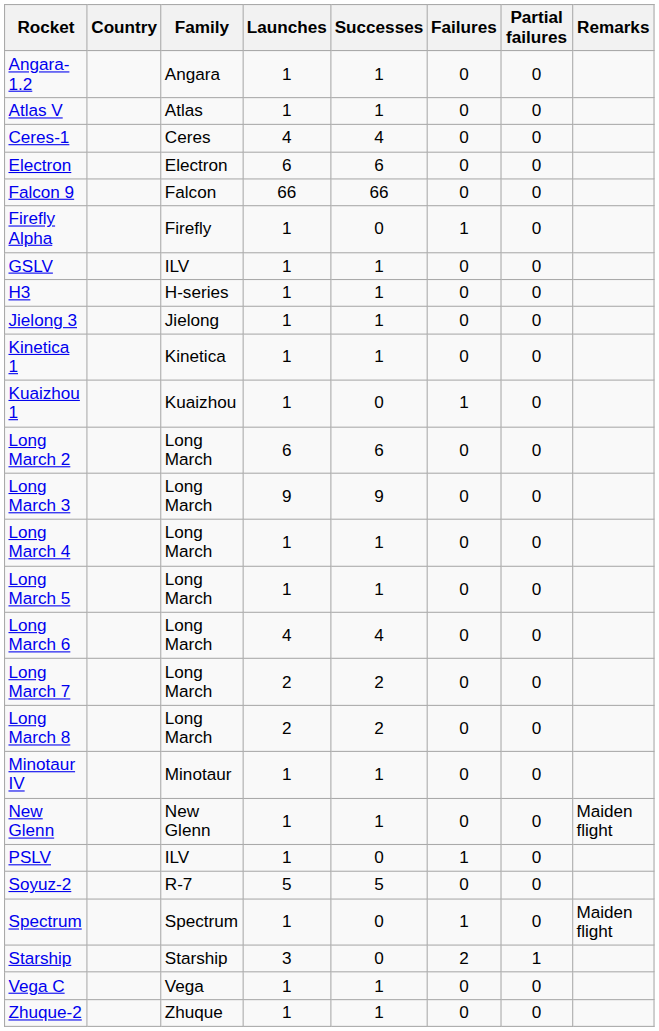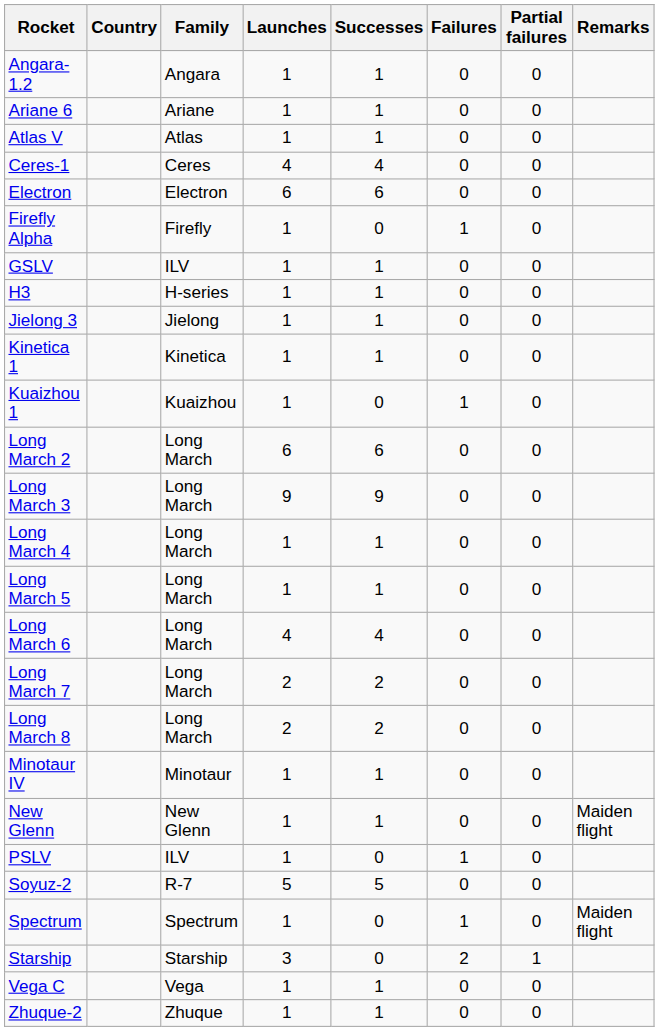+ row: (40, 110)
- row: (41, 192)
